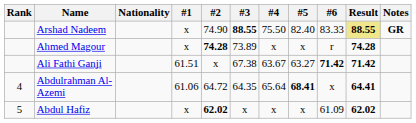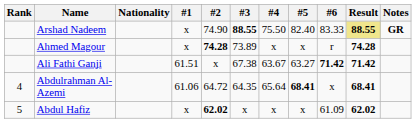(363, 87) 64.41 -> (363, 87) 68.41
